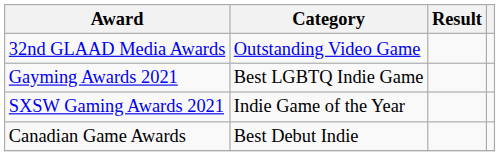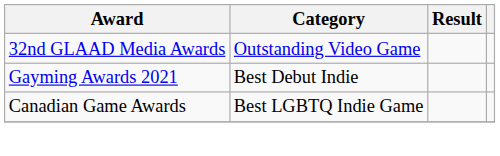(329, 77) Best LGBTQ Indie Game -> (296, 77) Best Debut Indie
- row: (116, 106)
(296, 135) Best Debut Indie -> (329, 106) Best LGBTQ Indie Game
